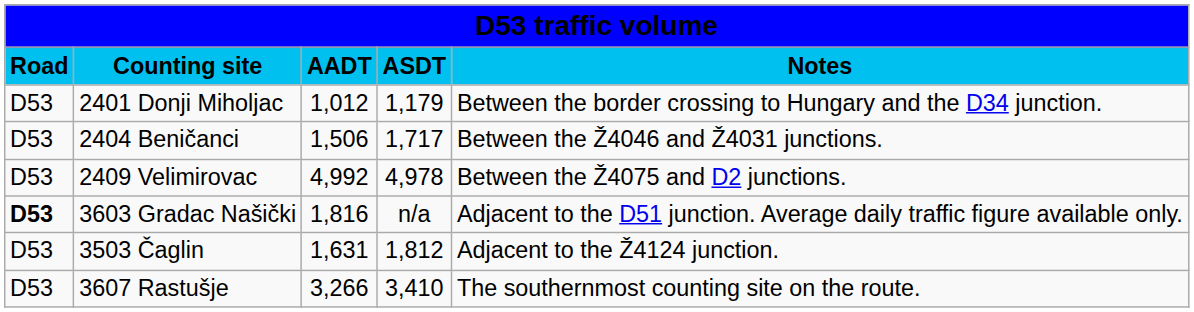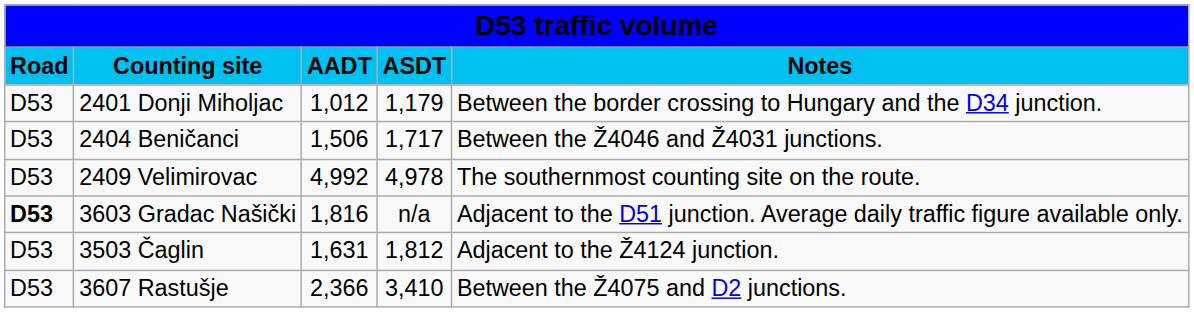(652, 177) Between the Ž4075 and D2 junctions. -> (689, 177) The southernmost counting site on the route.
(339, 288) 3,266 -> (339, 288) 2,366
(689, 288) The southernmost counting site on the route. -> (652, 288) Between the Ž4075 and D2 junctions.
